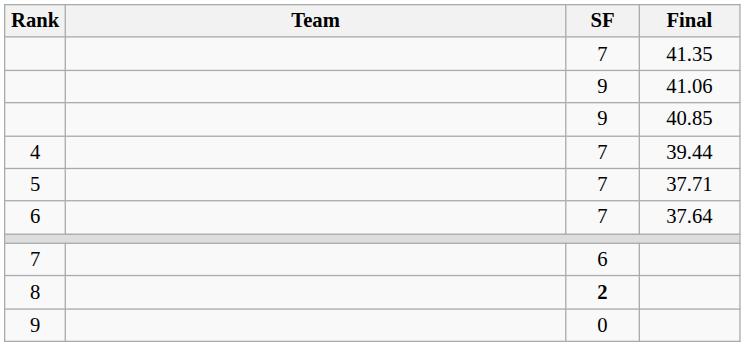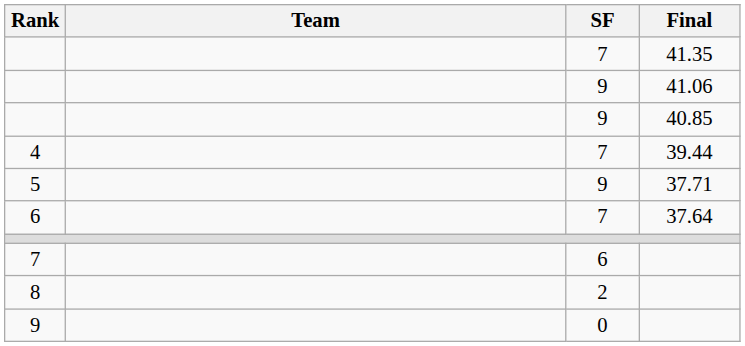(602, 184) 7 -> (602, 184) 9
(602, 292) bold -> (602, 292) normal
